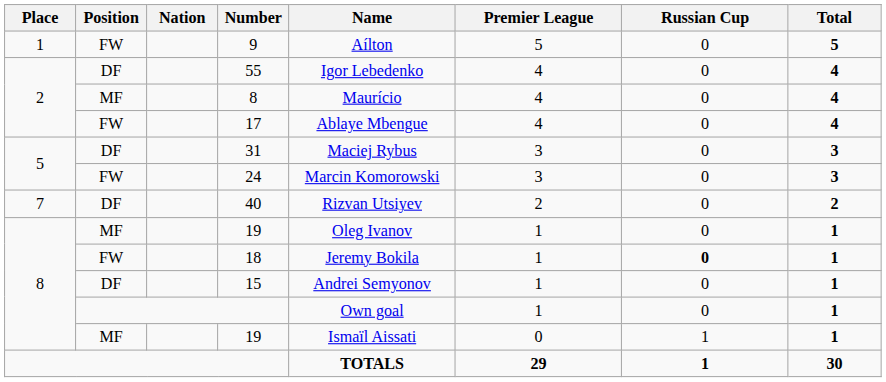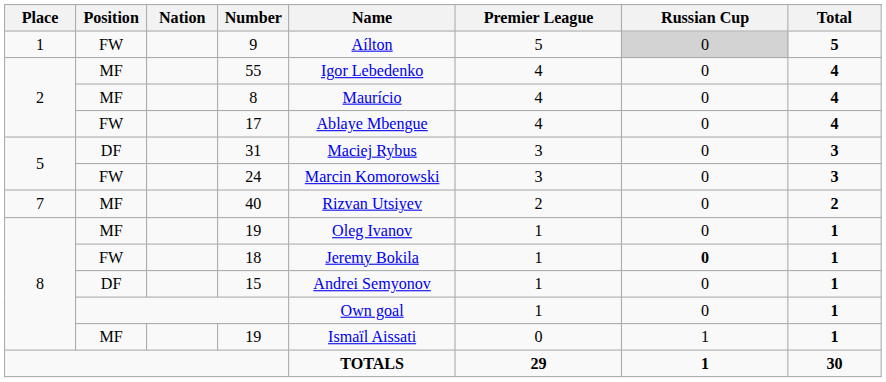(705, 44) no background -> (705, 44) lightgrey background
(111, 71) DF -> (111, 71) MF
(111, 203) DF -> (111, 203) MF
